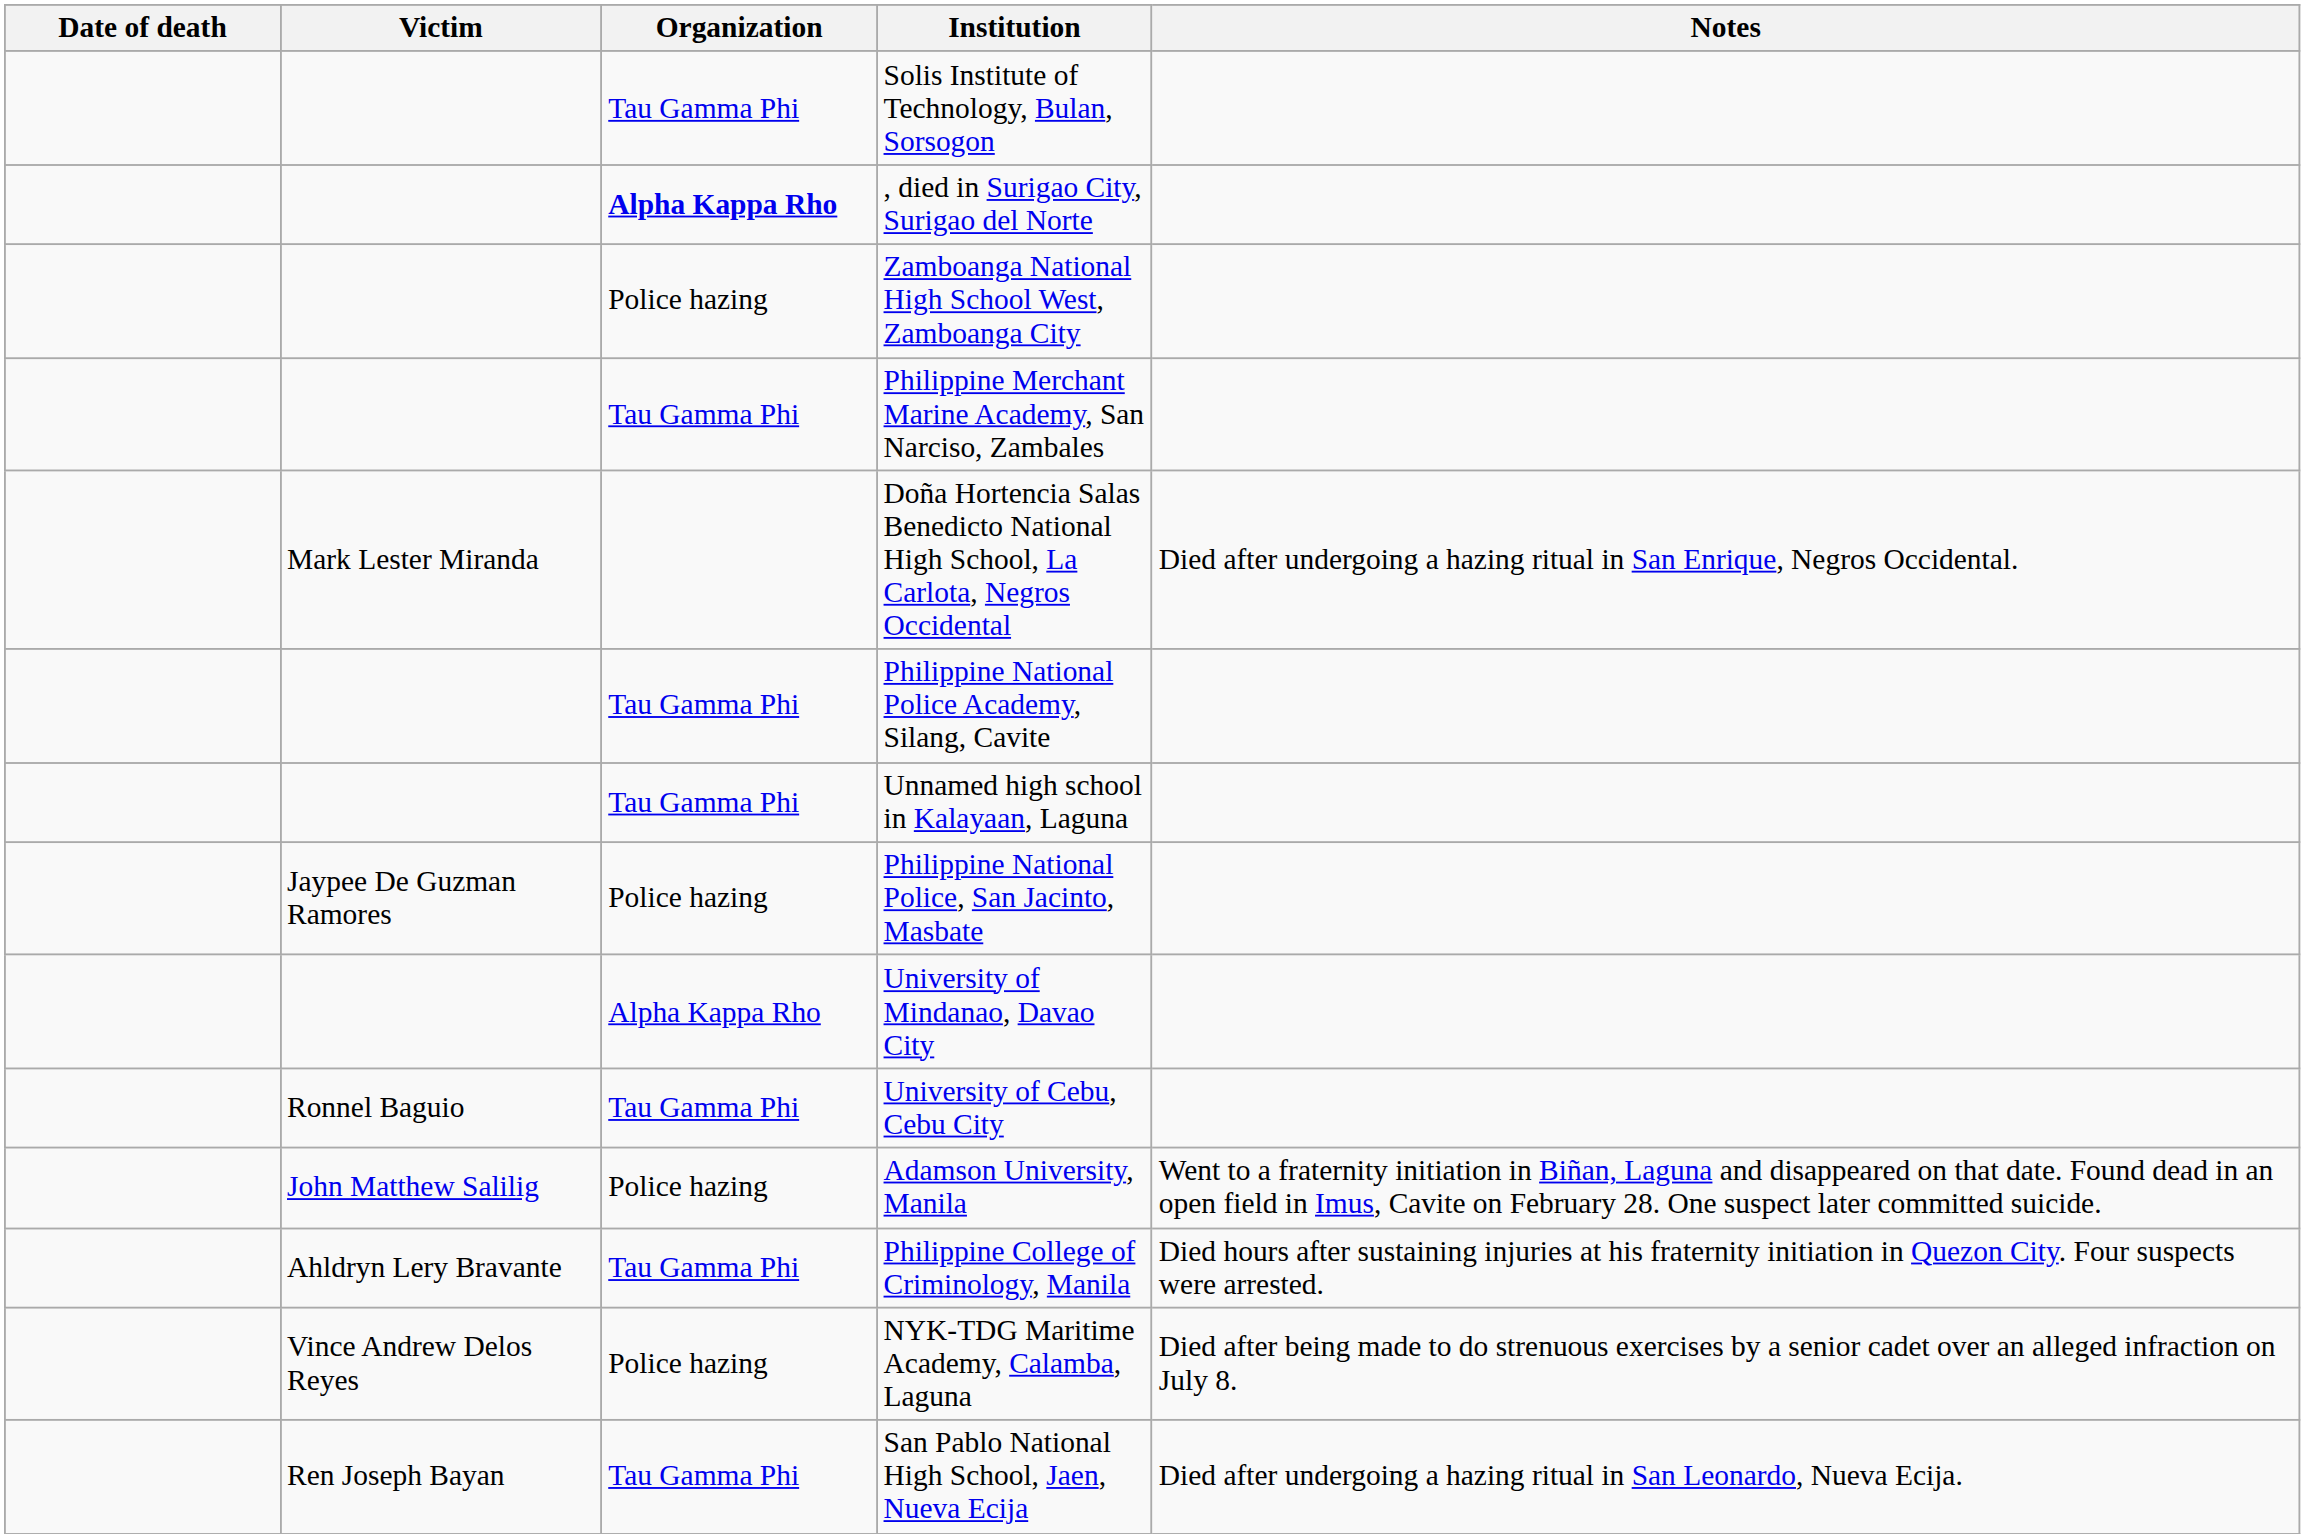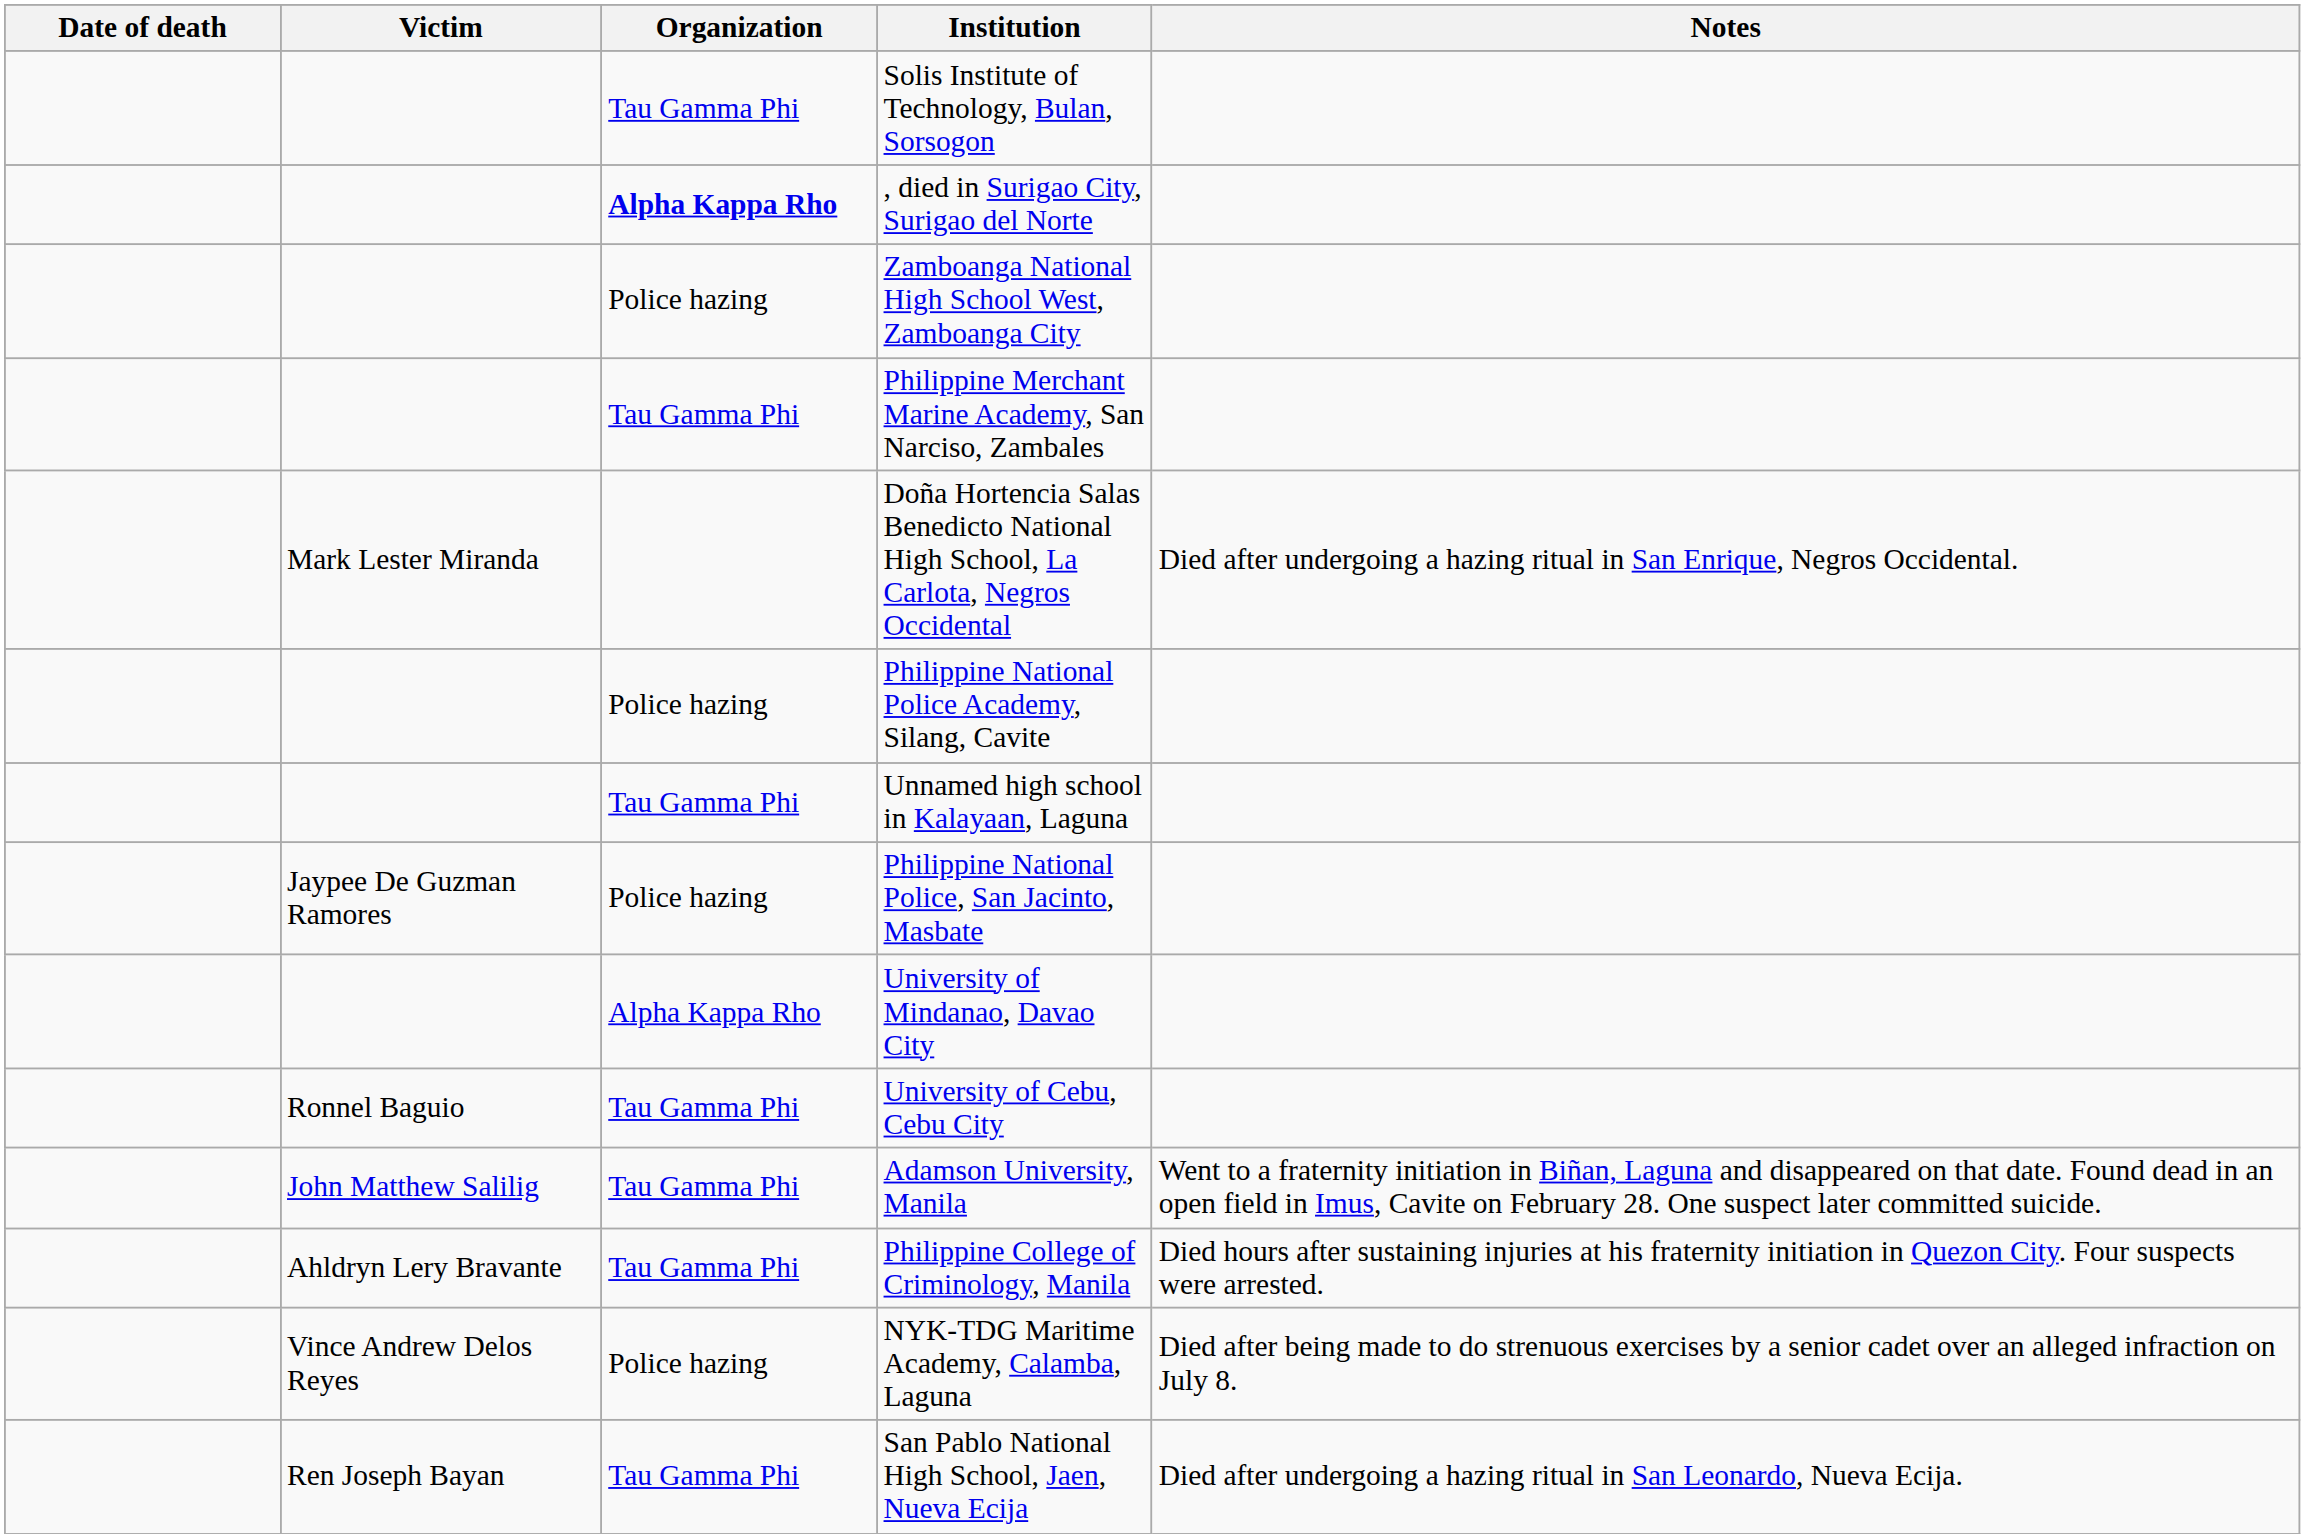(704, 705) Tau Gamma Phi -> (688, 705) Police hazing
(688, 1187) Police hazing -> (704, 1187) Tau Gamma Phi
